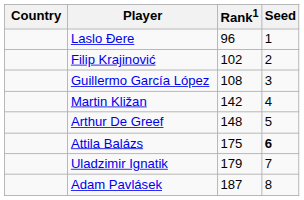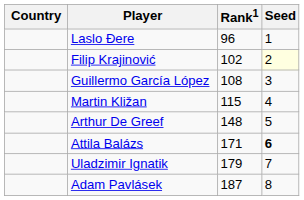(268, 60) no background -> (268, 60) lightyellow background
(231, 101) 142 -> (231, 101) 115
(231, 143) 175 -> (231, 143) 171
